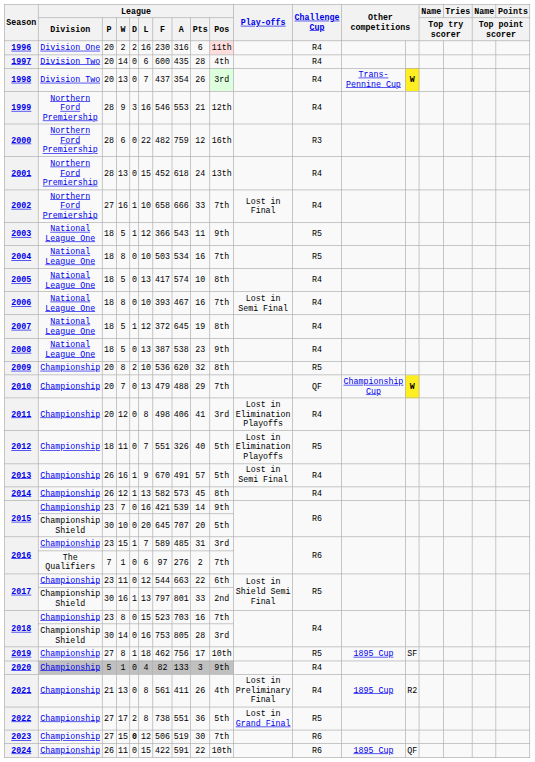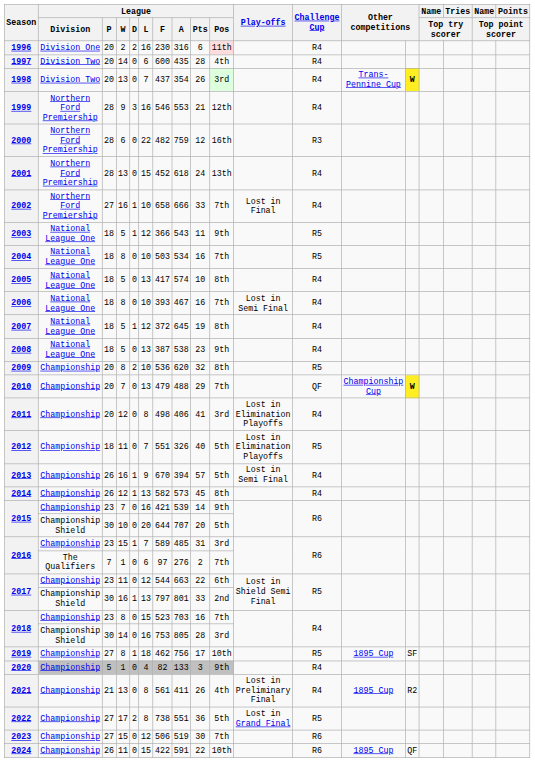(181, 475) 491 -> (181, 475) 394
(162, 525) 645 -> (162, 525) 644
(134, 737) bold -> (134, 737) normal
